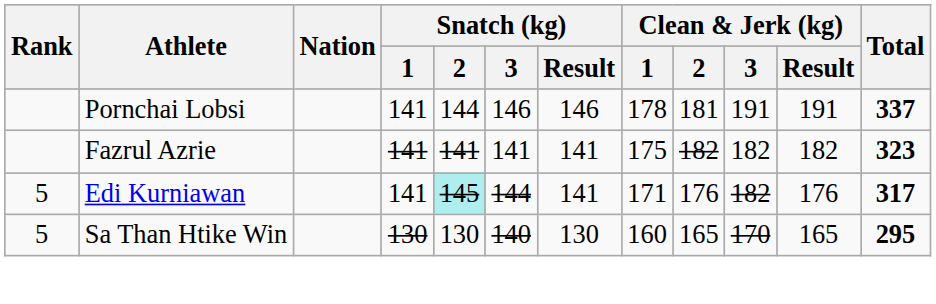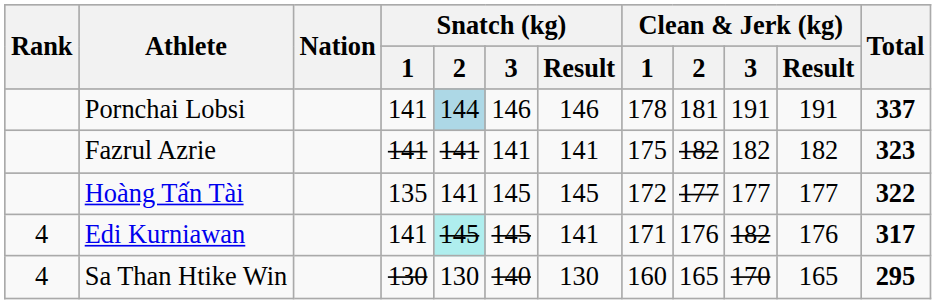(459, 109) no background -> (459, 109) lightblue background
+ row: (164, 192)
(42, 192) 5 -> (42, 234) 4
(511, 192) 144 -> (511, 234) 145
(42, 234) 5 -> (42, 276) 4
